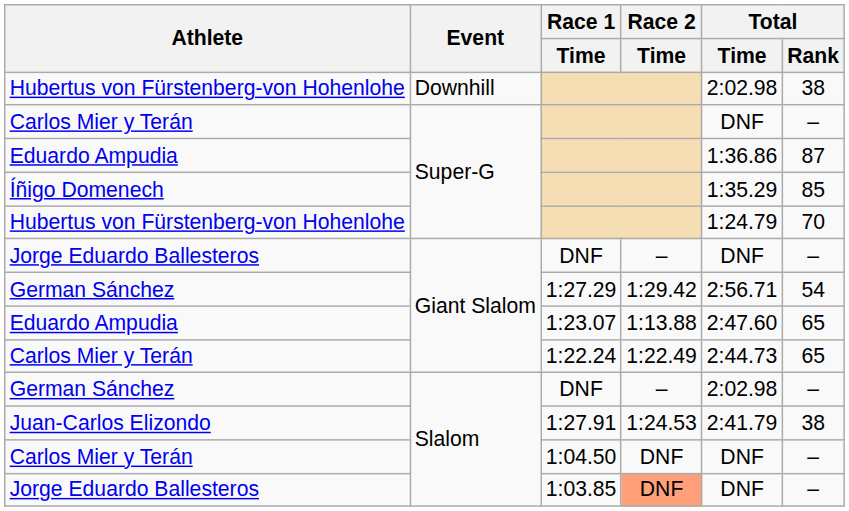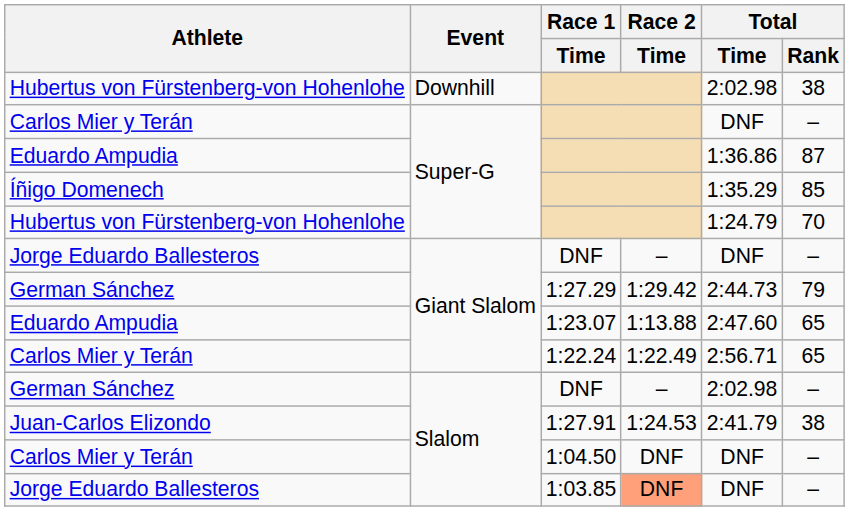(742, 289) 2:56.71 -> (742, 289) 2:44.73
(813, 289) 54 -> (813, 289) 79
(742, 356) 2:44.73 -> (742, 356) 2:56.71
